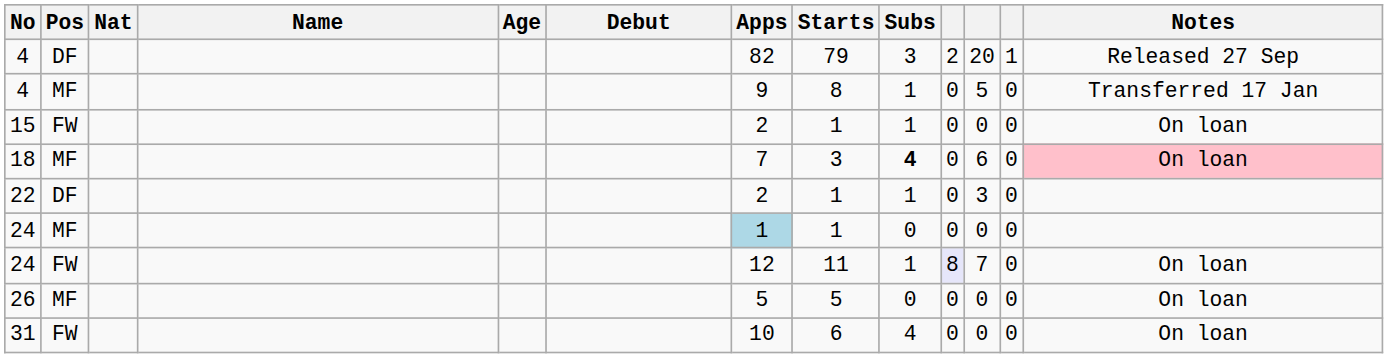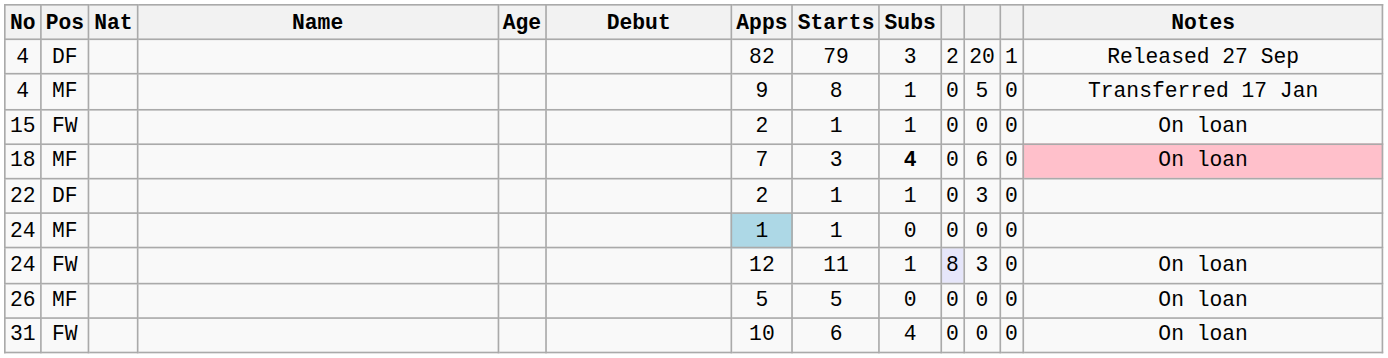(982, 265) 7 -> (982, 265) 3
